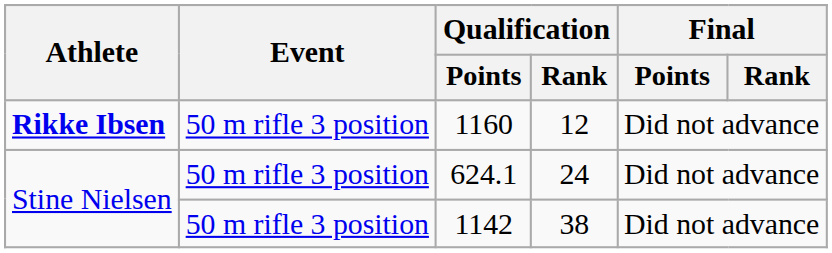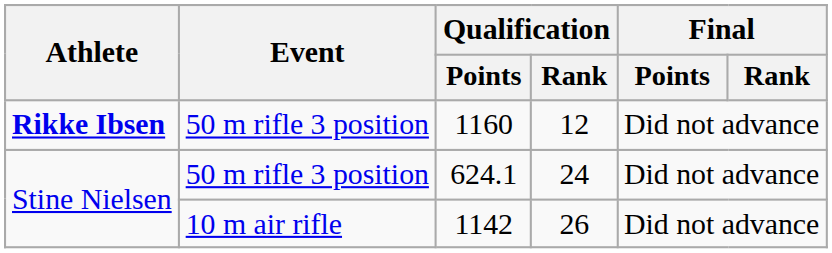(307, 223) 50 m rifle 3 position -> (264, 223) 10 m air rifle
(574, 223) 38 -> (574, 223) 26
